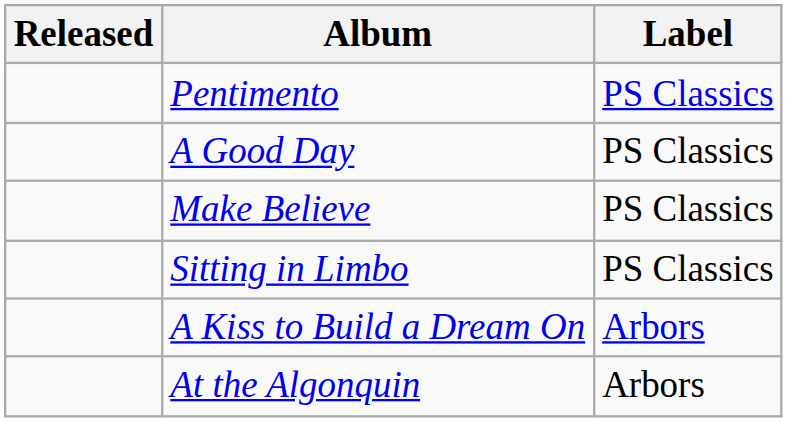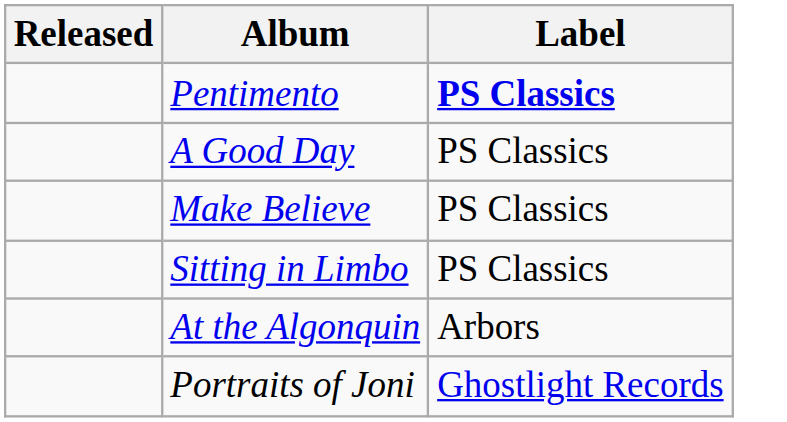(688, 92) normal -> (526, 92) bold
- row: (378, 326)
+ row: (292, 385)
